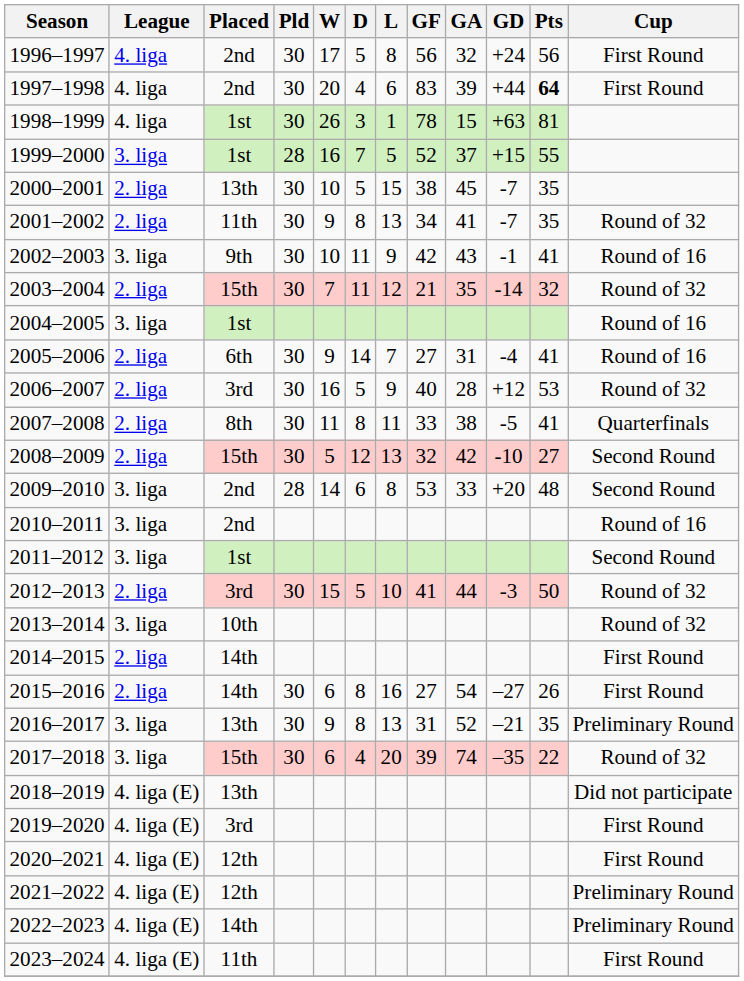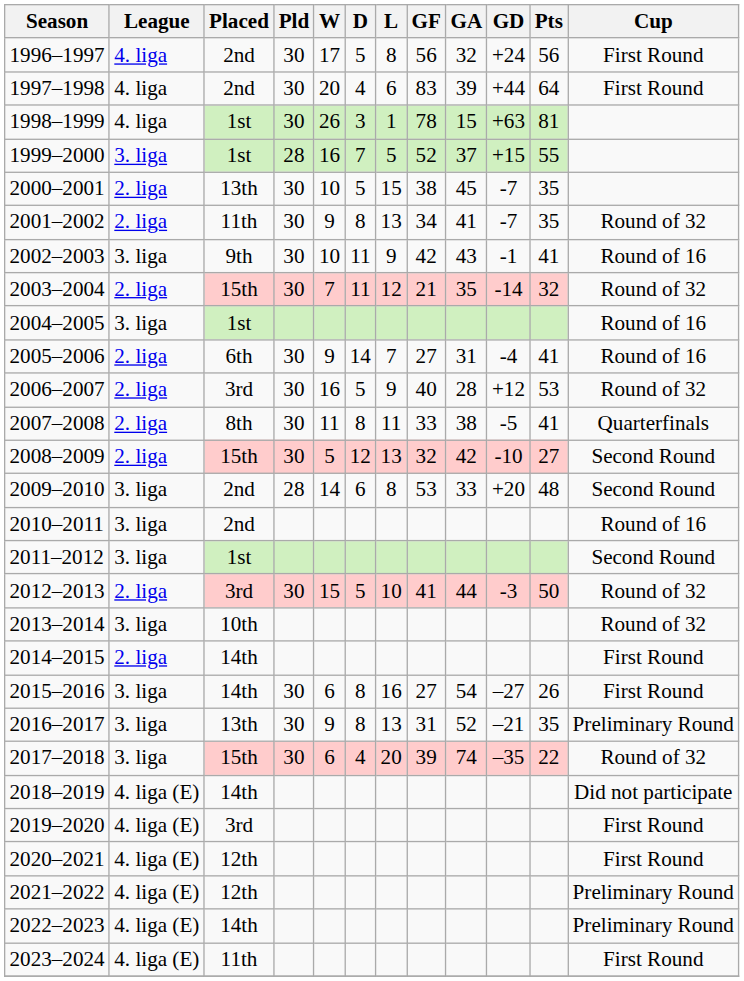(549, 88) bold -> (549, 88) normal
(141, 691) 2. liga -> (141, 691) 3. liga
(239, 791) 13th -> (239, 791) 14th
